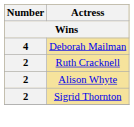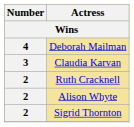+ row: (88, 63)
